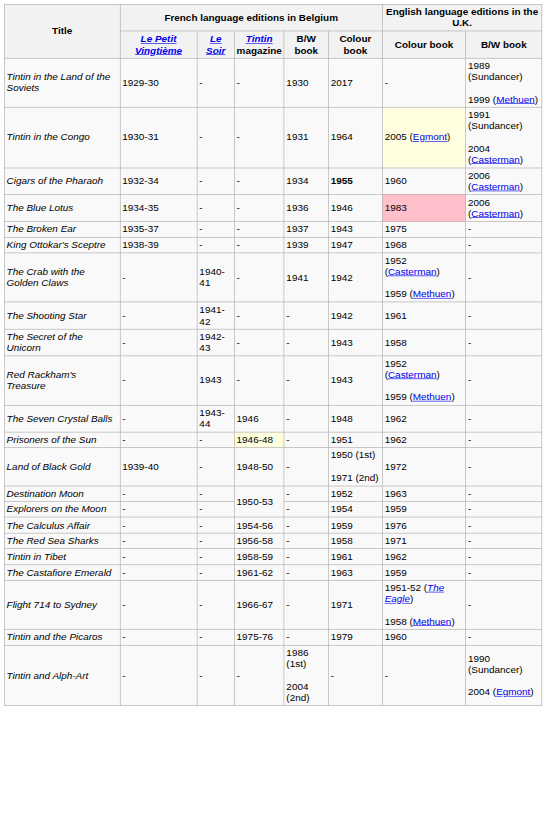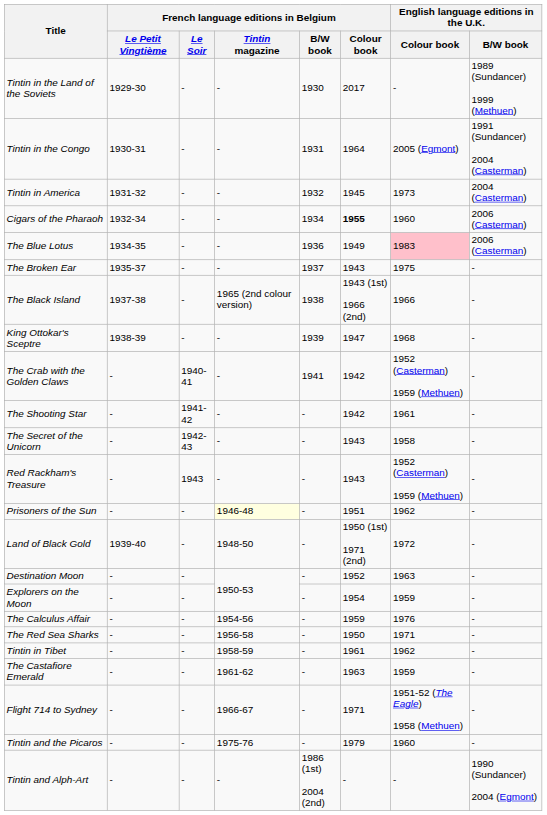(417, 137) lightyellow background -> (426, 148) no background
+ row: (43, 192)
(342, 208) 1946 -> (354, 246) 1949
+ row: (43, 300)
- row: (60, 418)
(342, 541) 1958 -> (354, 634) 1950
